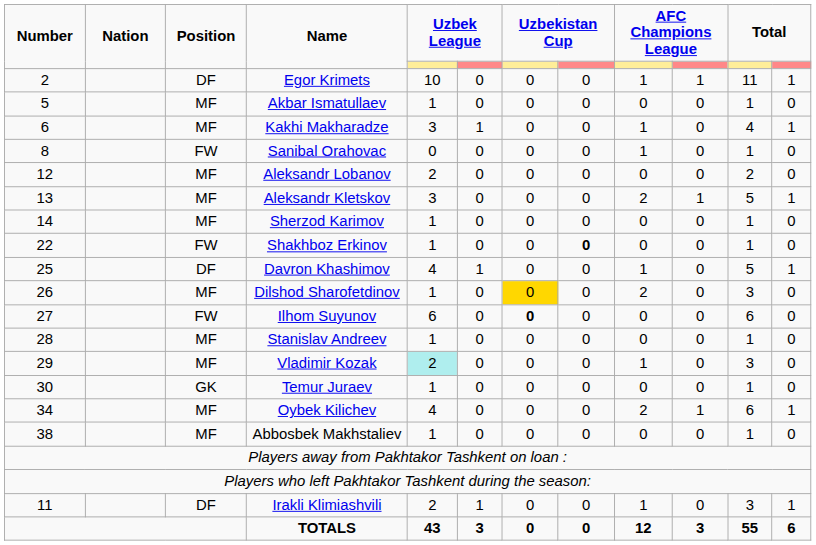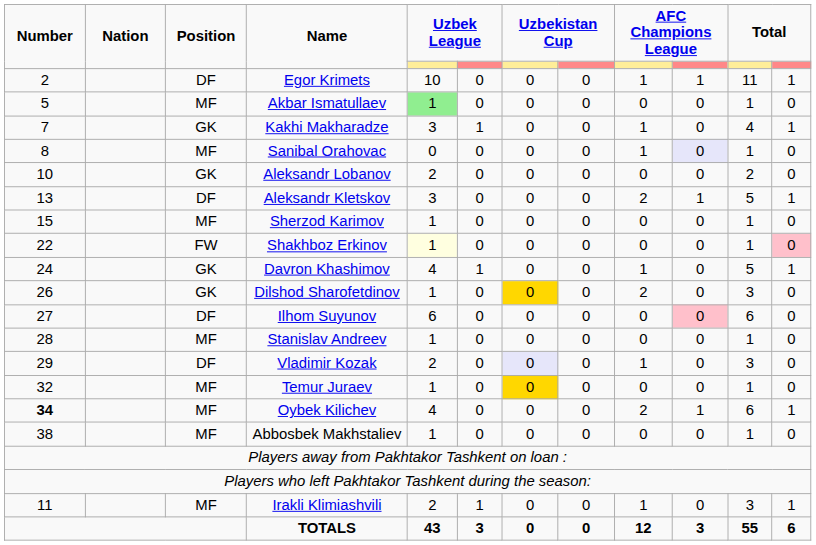(432, 103) no background -> (432, 103) lightgreen background
(45, 127) 6 -> (45, 127) 7
(206, 127) MF -> (206, 127) GK
(206, 151) FW -> (206, 151) MF
(700, 151) no background -> (700, 151) lavender background
(45, 174) 12 -> (45, 174) 10
(206, 174) MF -> (206, 174) GK
(206, 198) MF -> (206, 198) DF
(45, 221) 14 -> (45, 221) 15
(432, 245) no background -> (432, 245) lightyellow background
(586, 245) bold -> (586, 245) normal
(791, 245) no background -> (791, 245) pink background
(45, 269) 25 -> (45, 269) 24
(206, 269) DF -> (206, 269) GK
(206, 292) MF -> (206, 292) GK
(206, 316) FW -> (206, 316) DF
(530, 316) bold -> (530, 316) normal
(700, 316) no background -> (700, 316) pink background
(206, 363) MF -> (206, 363) DF
(432, 363) paleturquoise background -> (432, 363) no background
(530, 363) no background -> (530, 363) lavender background
(45, 387) 30 -> (45, 387) 32
(206, 387) GK -> (206, 387) MF
(530, 387) no background -> (530, 387) gold background
(45, 410) normal -> (45, 410) bold
(206, 505) DF -> (206, 505) MF
